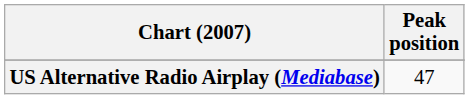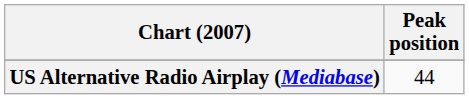(424, 76) 47 -> (424, 76) 44
